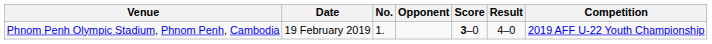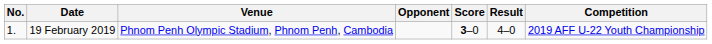columns swapped: (384, 13) <-> (143, 13)
